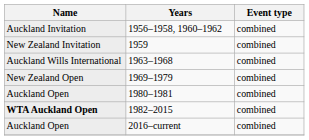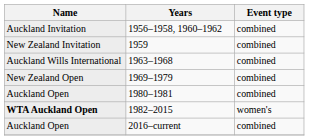(256, 110) combined -> (254, 110) women's
